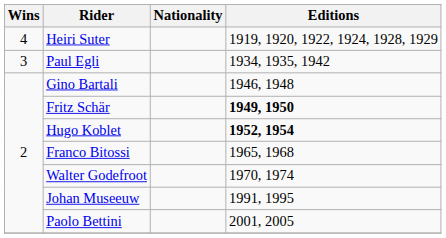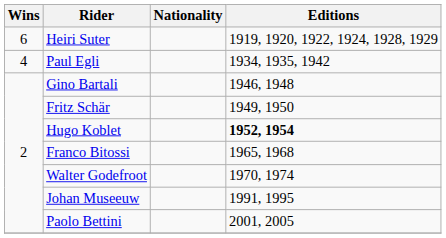(24, 38) 4 -> (24, 38) 6
(24, 61) 3 -> (24, 61) 4
(261, 107) bold -> (261, 107) normal
